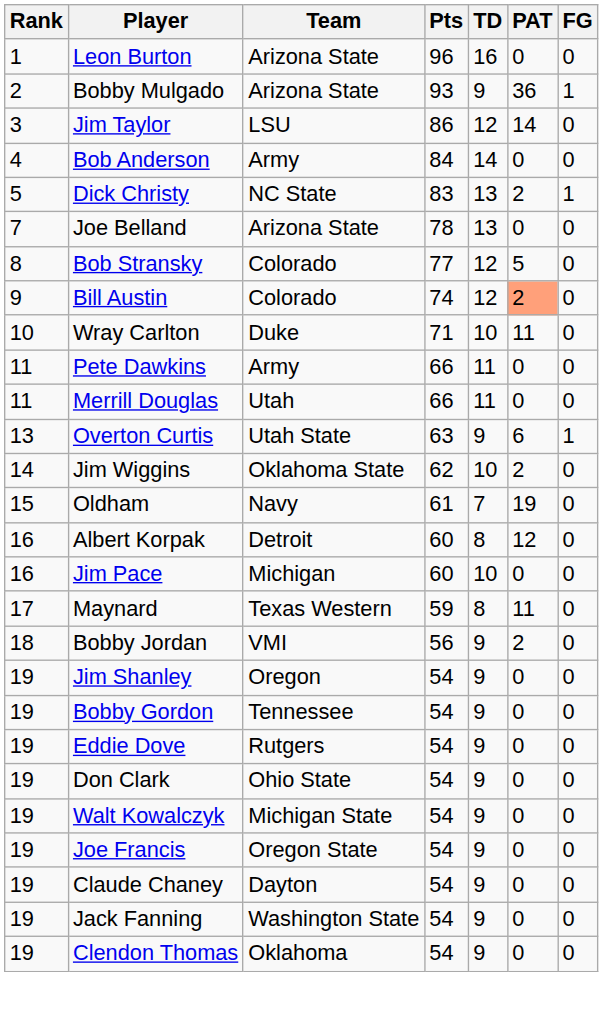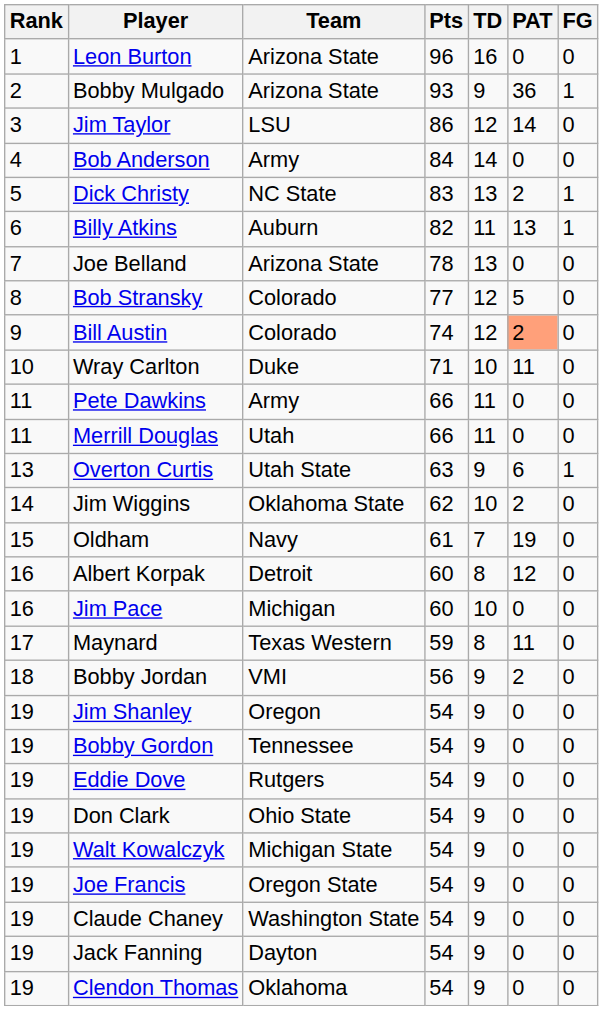+ row: (125, 228)
(283, 884) Dayton -> (334, 919) Washington State
(334, 919) Washington State -> (283, 953) Dayton
